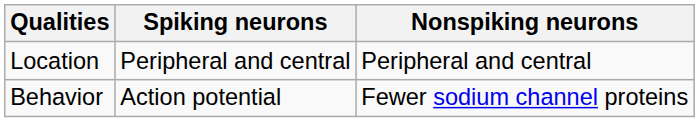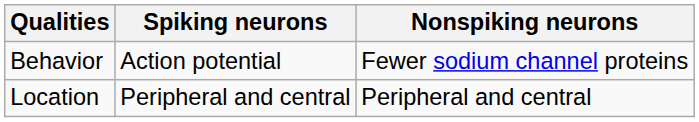rows swapped: (55, 60) <-> (57, 97)
